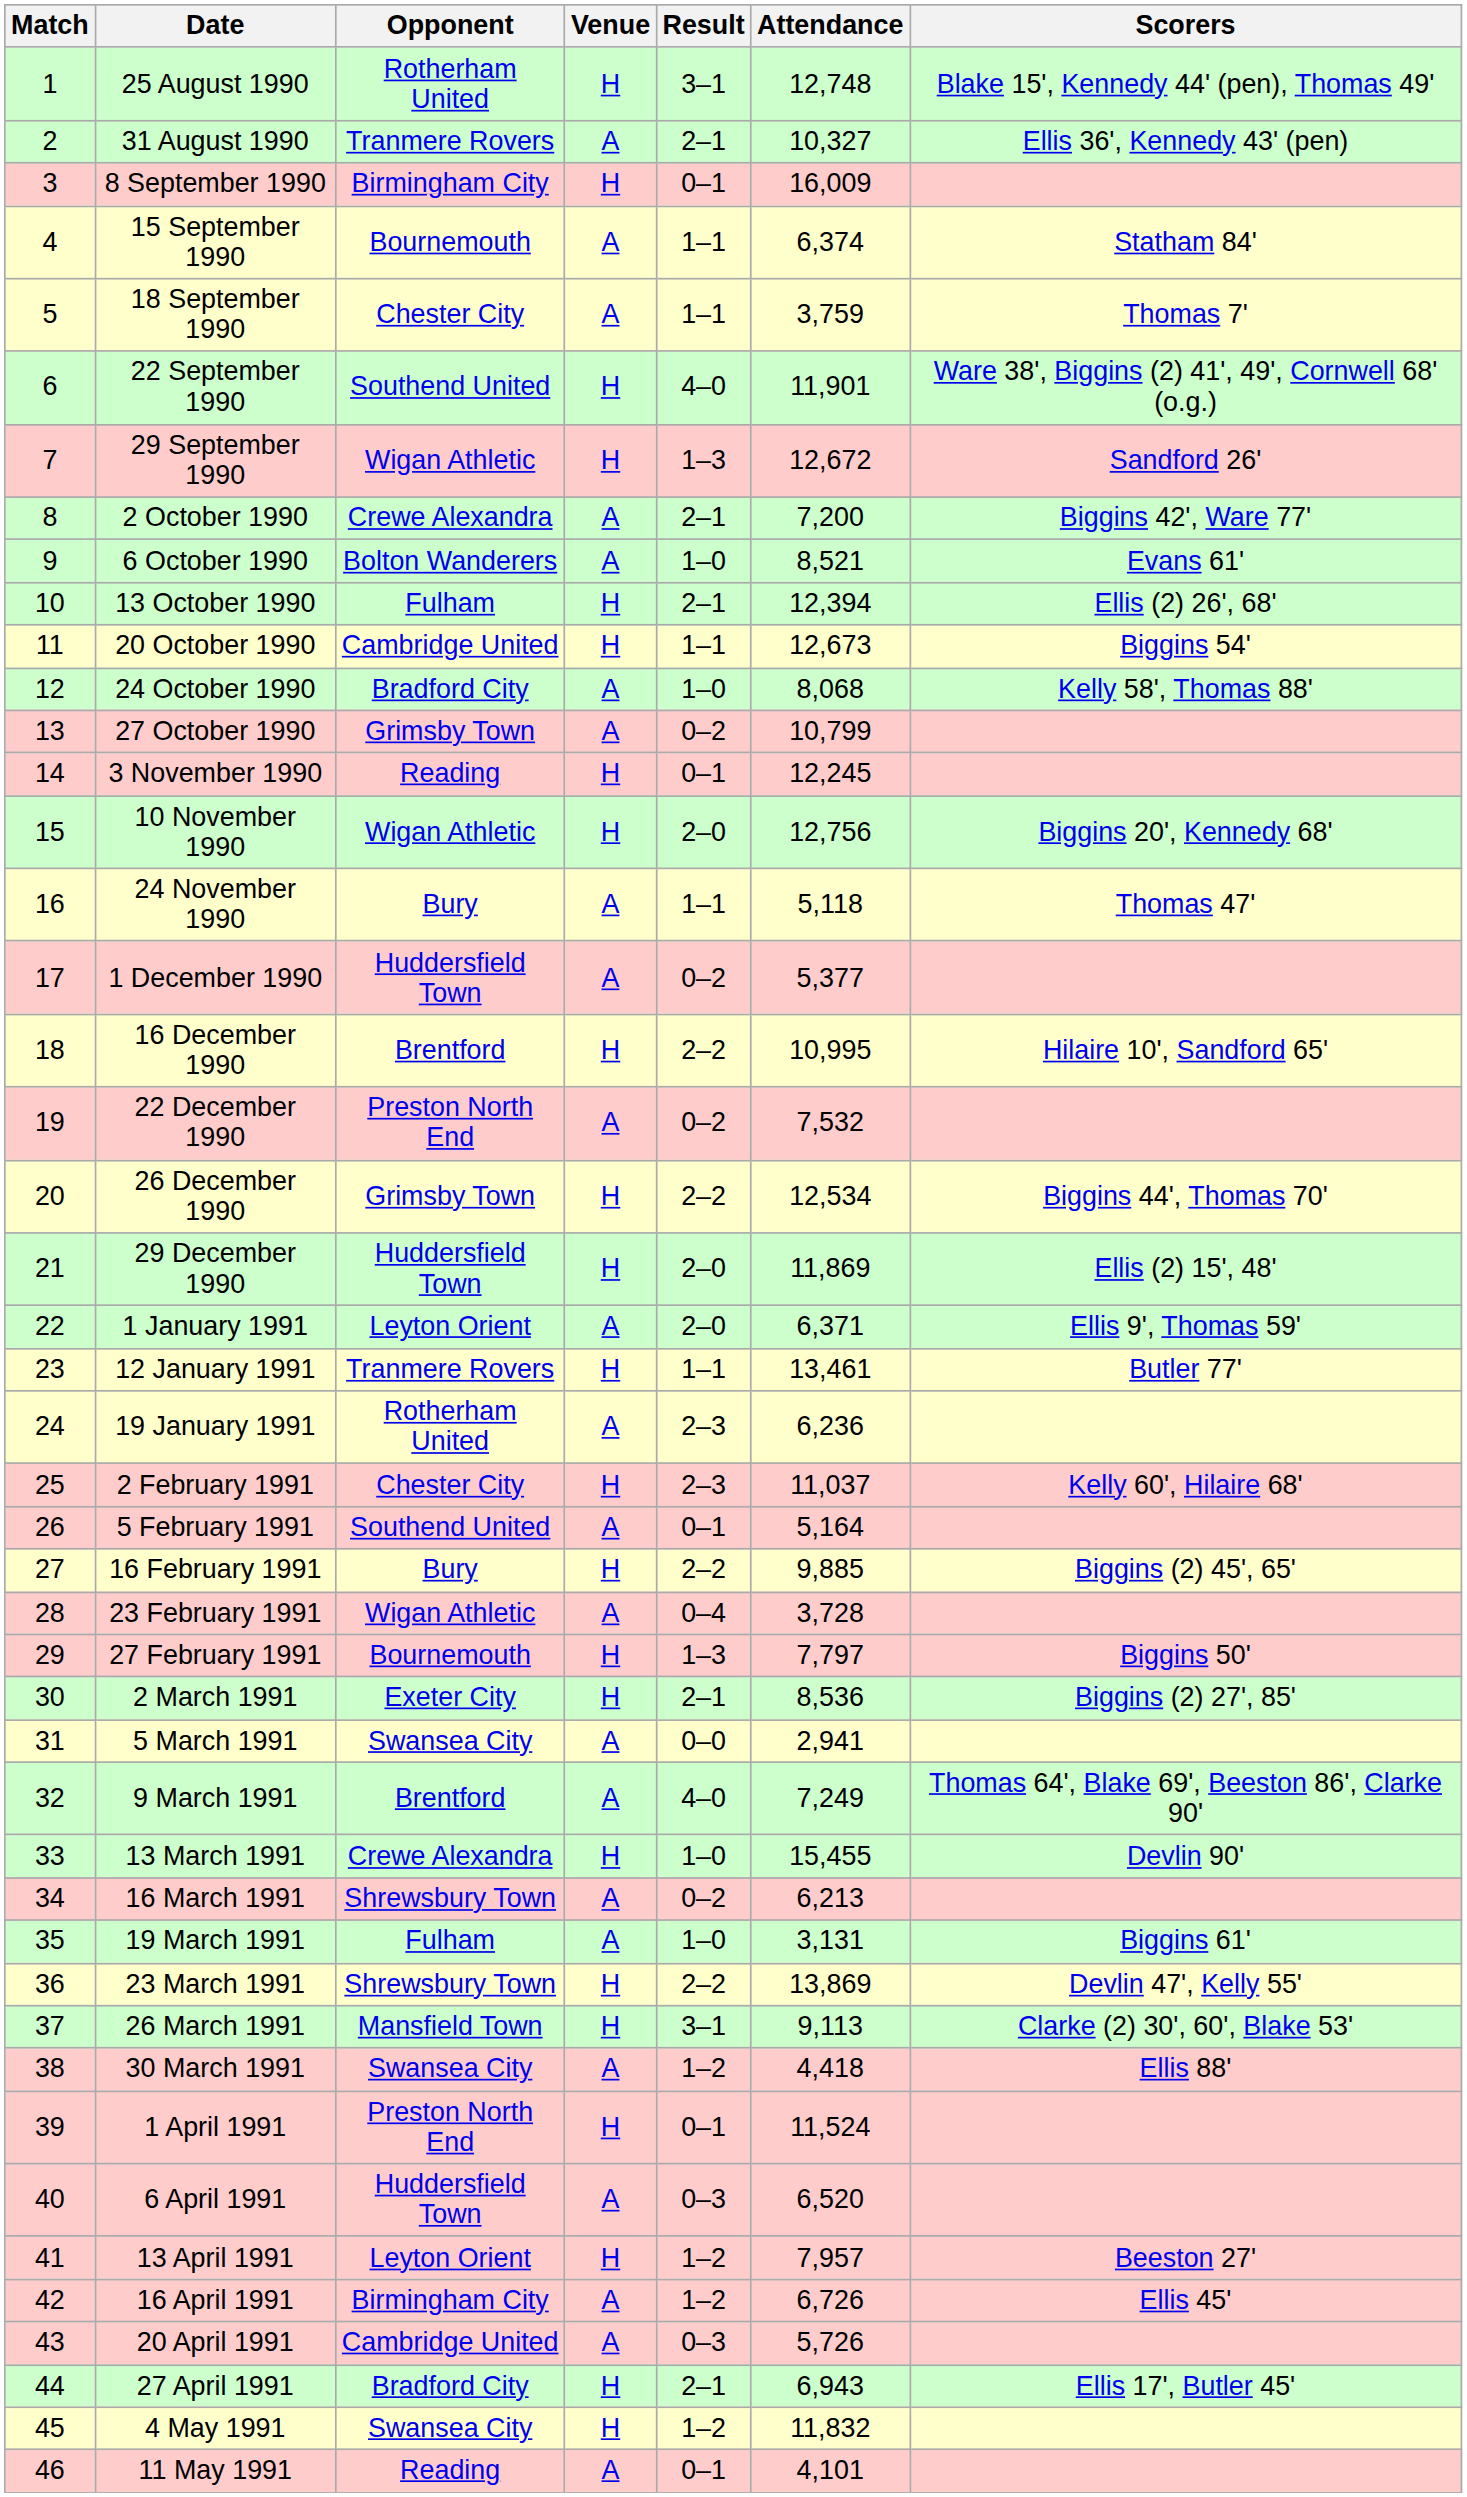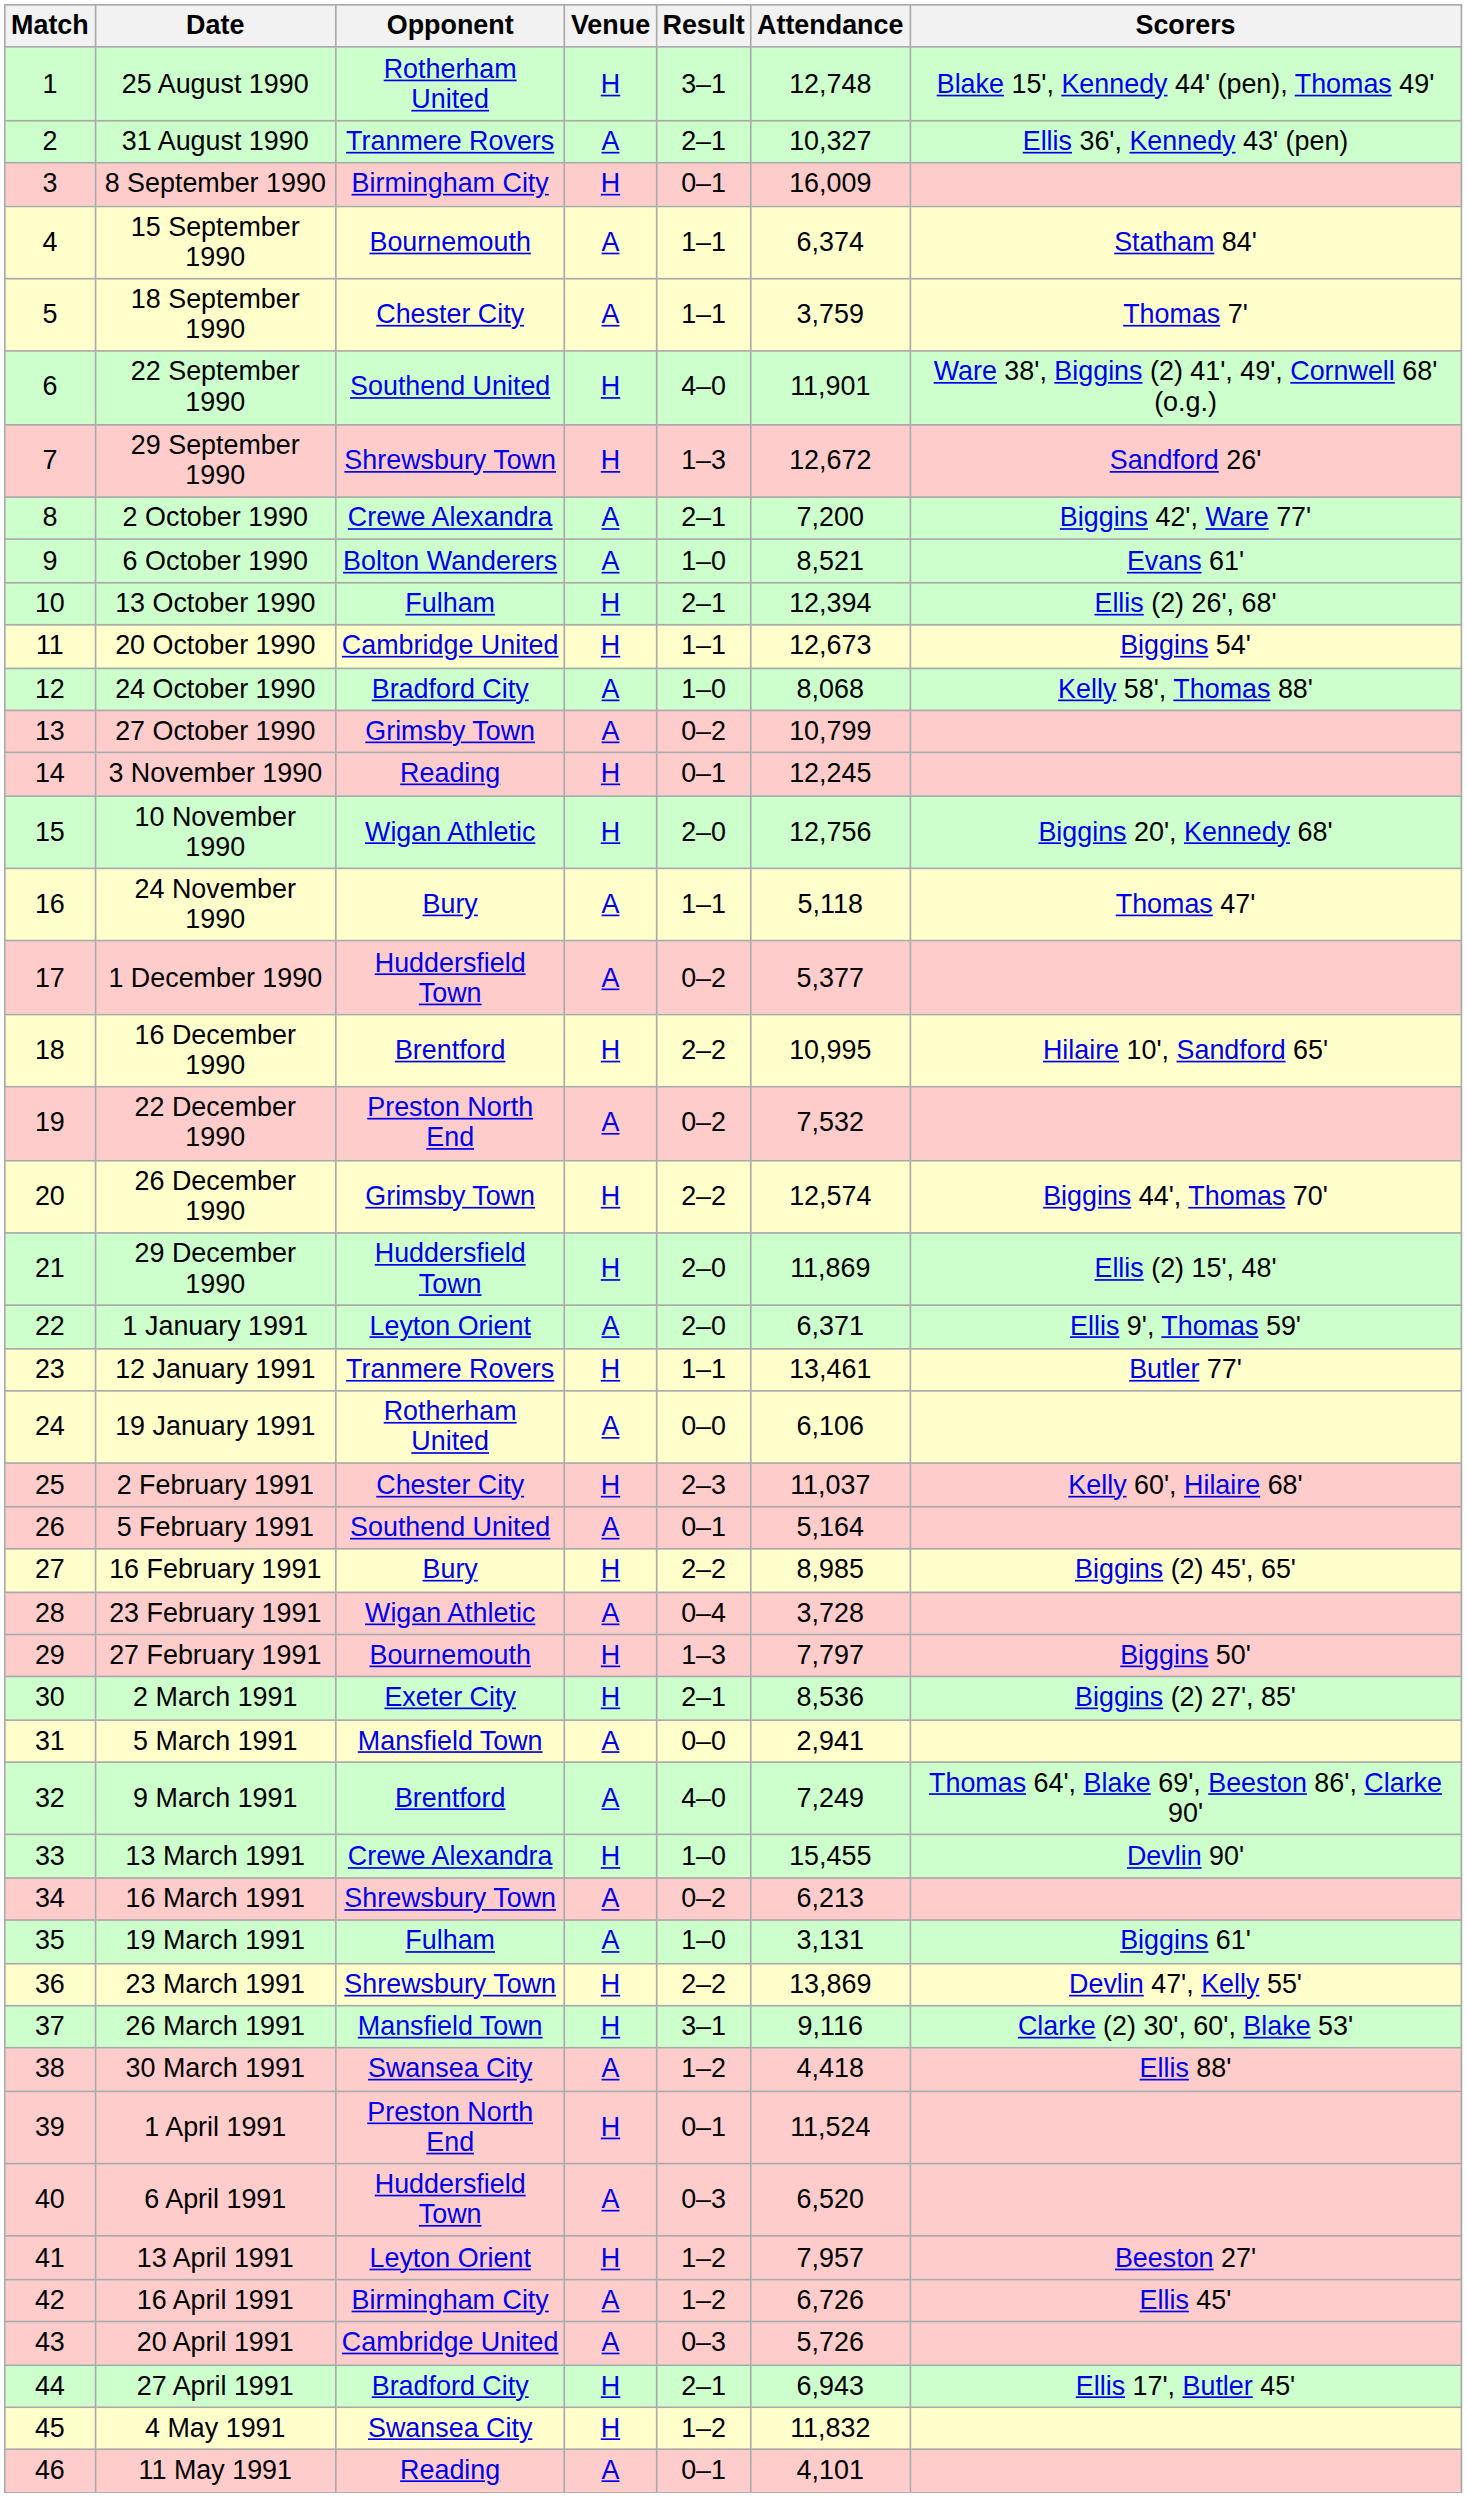(450, 460) Wigan Athletic -> (450, 460) Shrewsbury Town
(830, 1195) 12,534 -> (830, 1195) 12,574
(704, 1426) 2–3 -> (704, 1426) 0–0
(830, 1426) 6,236 -> (830, 1426) 6,106
(830, 1569) 9,885 -> (830, 1569) 8,985
(450, 1740) Swansea City -> (450, 1740) Mansfield Town
(830, 2026) 9,113 -> (830, 2026) 9,116
